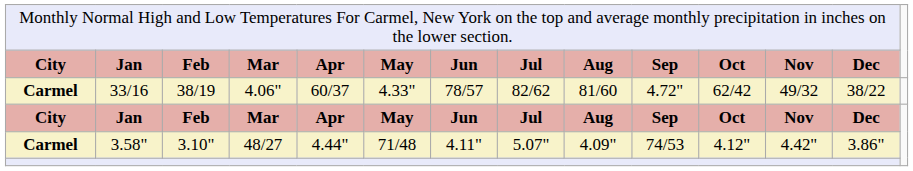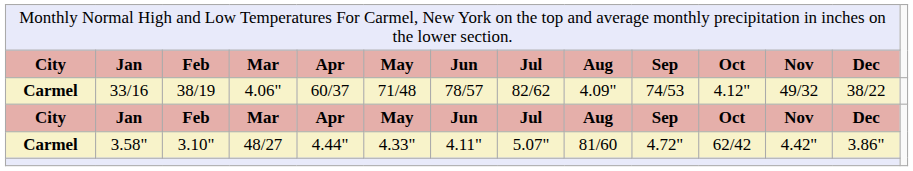(397, 90) 4.33" -> (397, 90) 71/48
(598, 90) 81/60 -> (598, 90) 4.09"
(665, 90) 4.72" -> (665, 90) 74/53
(732, 90) 62/42 -> (732, 90) 4.12"
(397, 144) 71/48 -> (397, 144) 4.33"
(598, 144) 4.09" -> (598, 144) 81/60
(665, 144) 74/53 -> (665, 144) 4.72"
(732, 144) 4.12" -> (732, 144) 62/42
